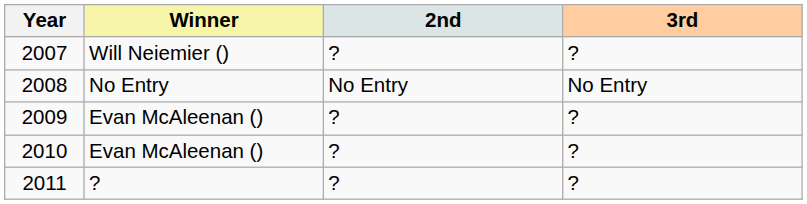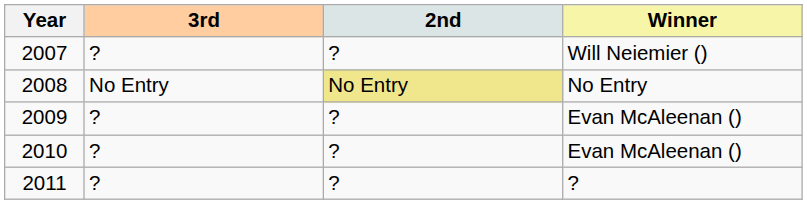columns swapped: (204, 20) <-> (682, 20)
(368, 85) no background -> (368, 85) khaki background
